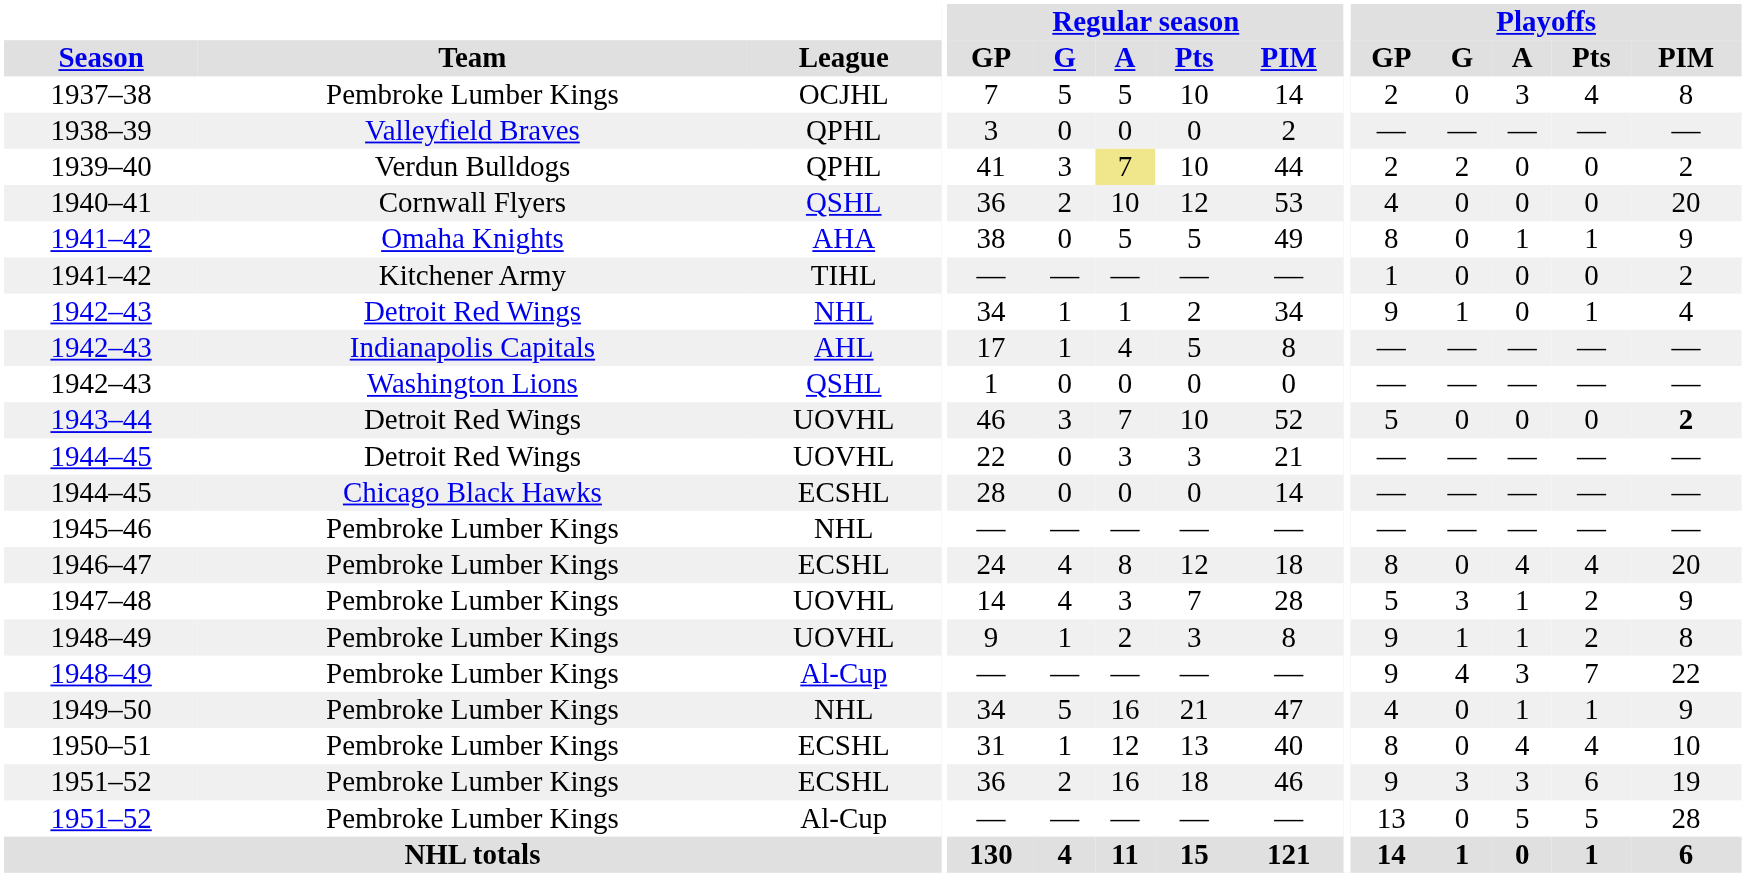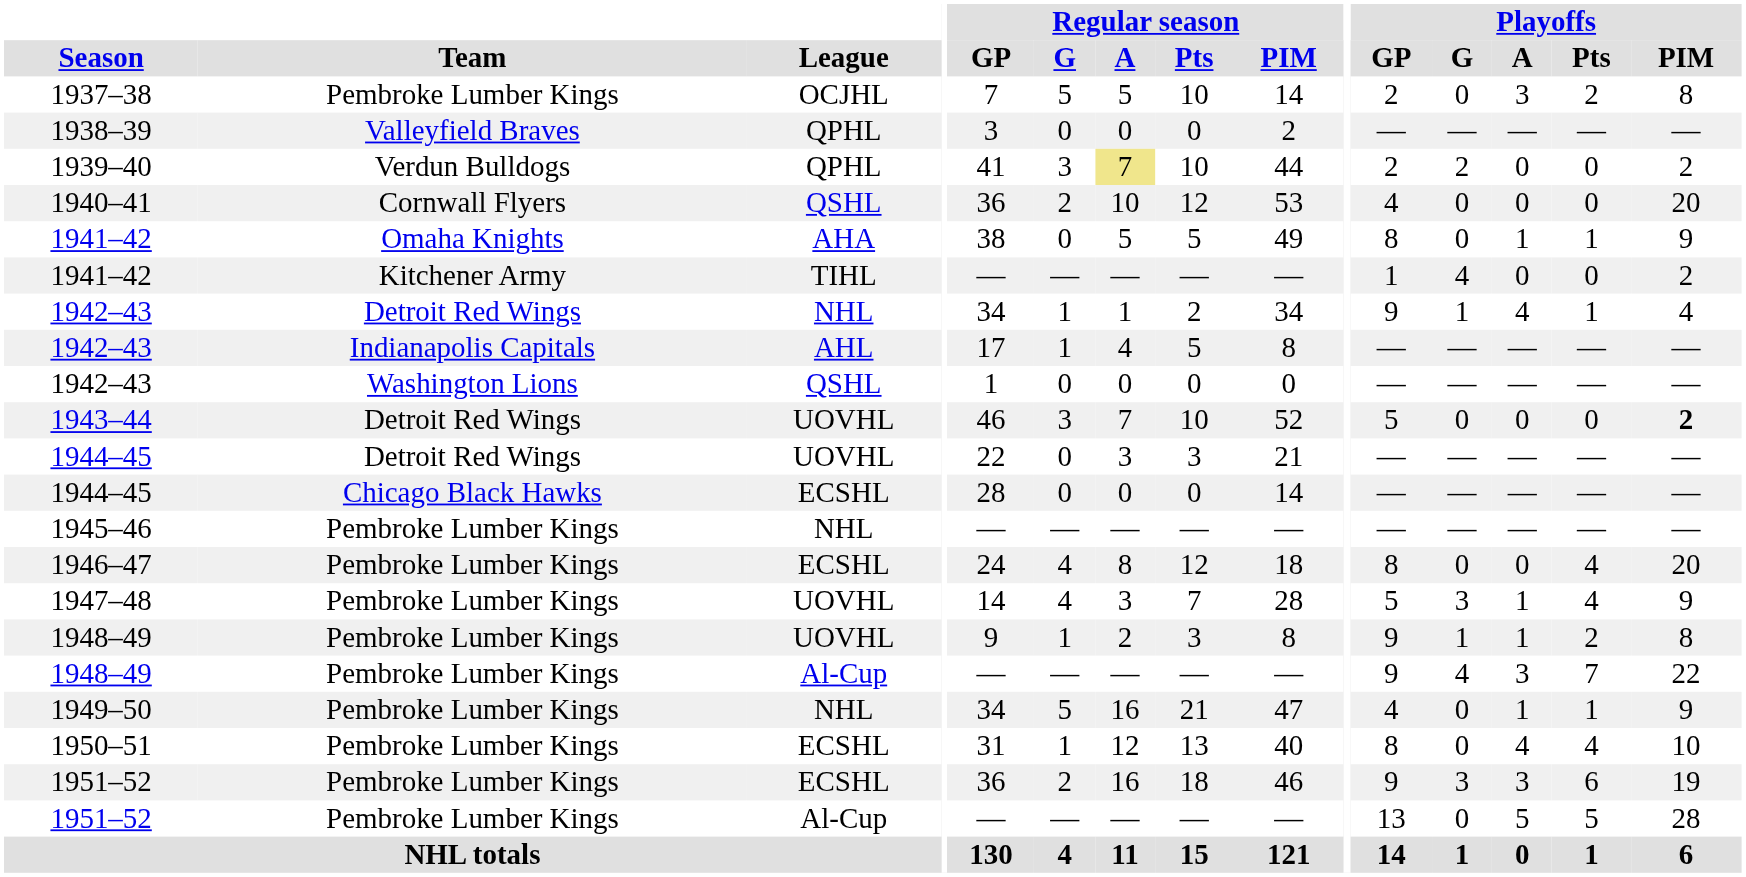(1591, 94) 4 -> (1591, 94) 2
(1462, 275) 0 -> (1462, 275) 4
(1522, 311) 0 -> (1522, 311) 4
(1522, 564) 4 -> (1522, 564) 0
(1591, 600) 2 -> (1591, 600) 4
